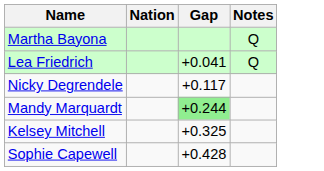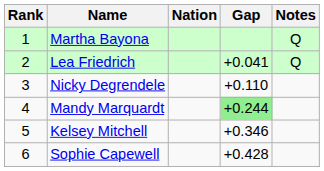+ column: (26, 16)
(204, 85) +0.117 -> (246, 85) +0.110
(204, 131) +0.325 -> (246, 131) +0.346
